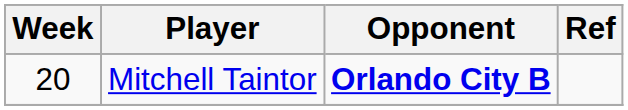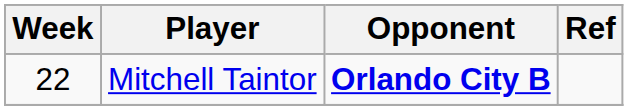(53, 79) 20 -> (53, 79) 22
